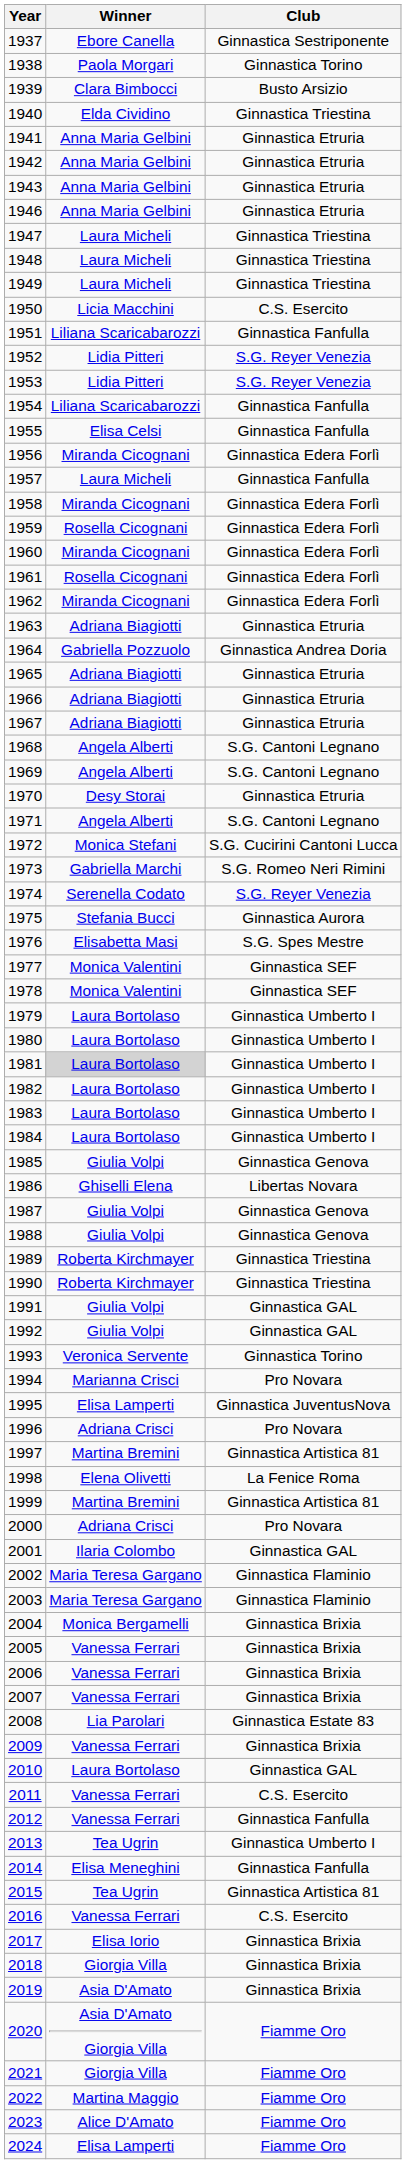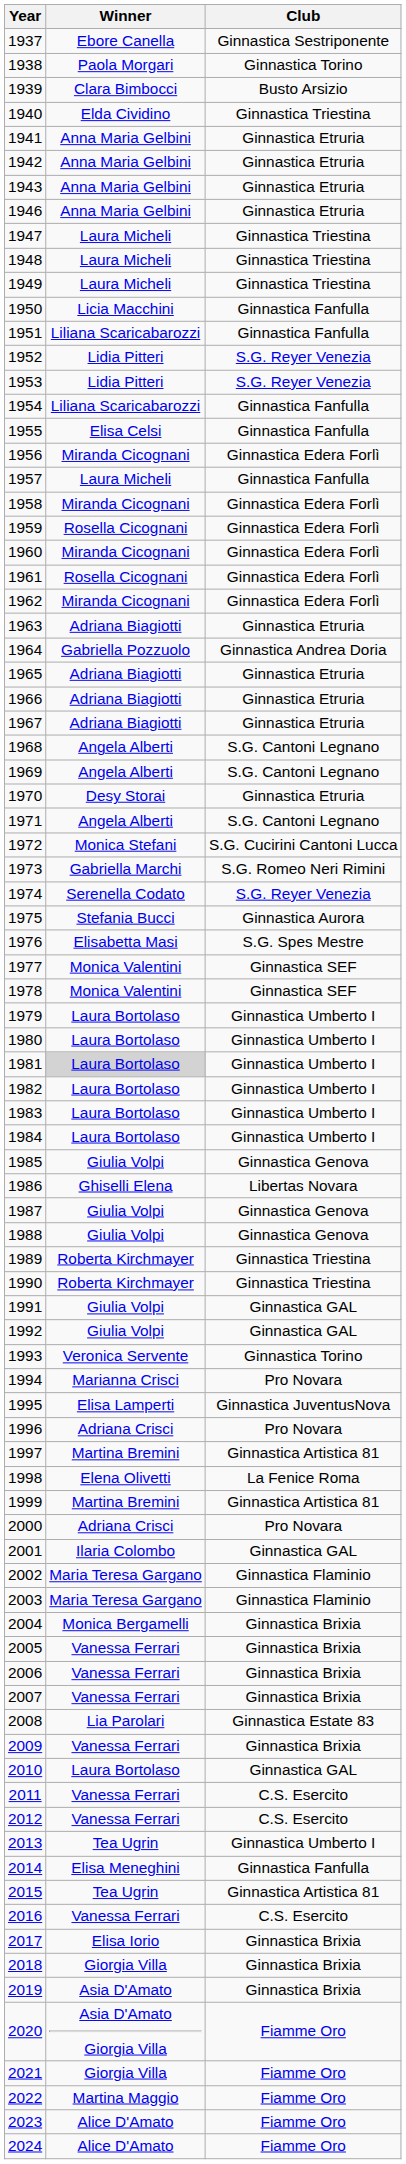(303, 308) C.S. Esercito -> (303, 308) Ginnastica Fanfulla
(303, 1819) Ginnastica Fanfulla -> (303, 1819) C.S. Esercito
(126, 2146) Elisa Lamperti -> (126, 2146) Alice D'Amato
